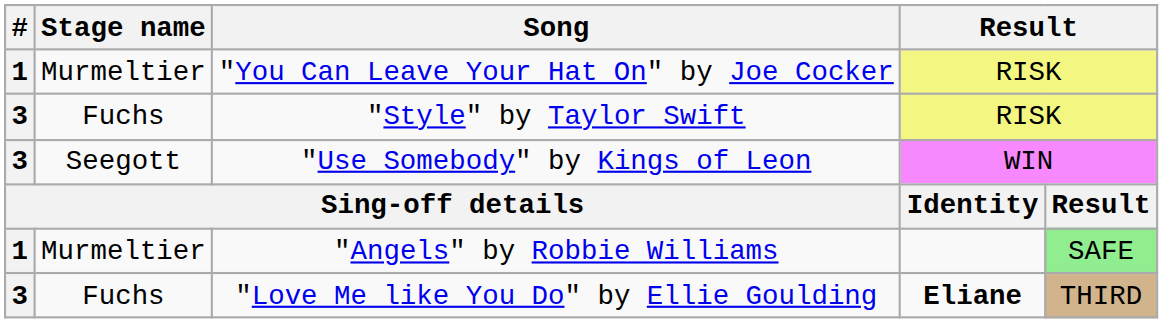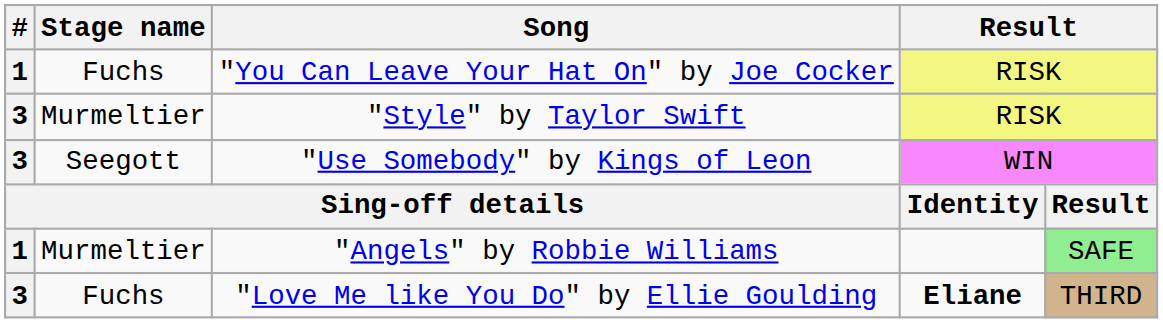(123, 72) Murmeltier -> (123, 72) Fuchs
(123, 117) Fuchs -> (123, 117) Murmeltier
